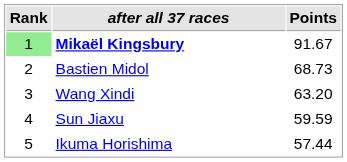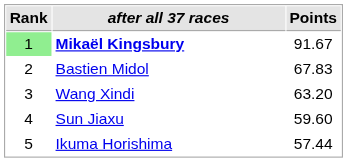(313, 69) 68.73 -> (313, 69) 67.83
(313, 119) 59.59 -> (313, 119) 59.60
